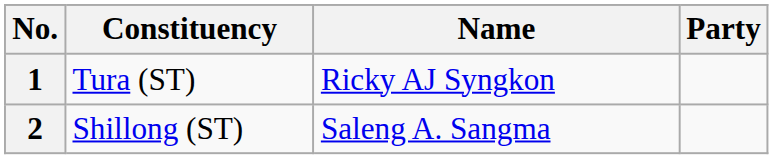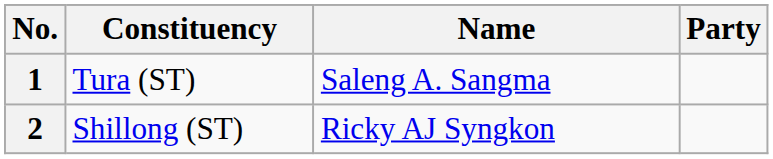(438, 78) Ricky AJ Syngkon -> (436, 78) Saleng A. Sangma
(436, 128) Saleng A. Sangma -> (438, 128) Ricky AJ Syngkon
